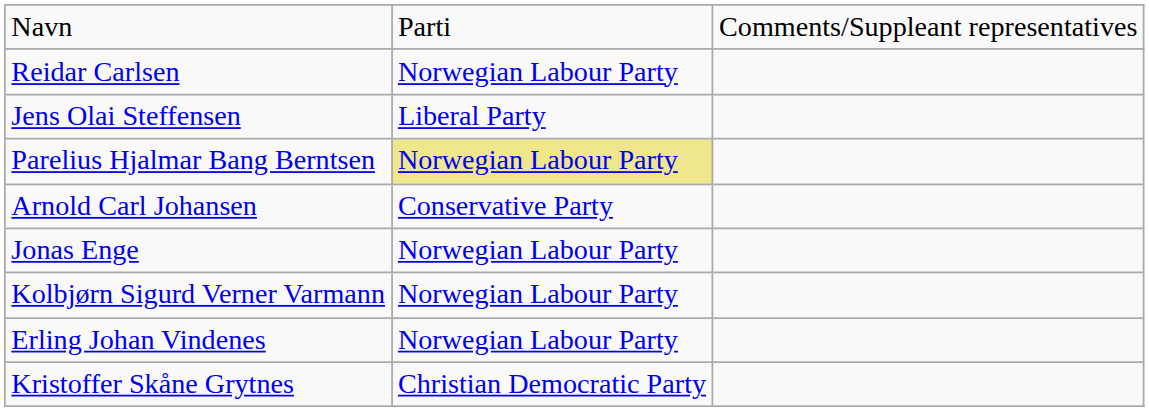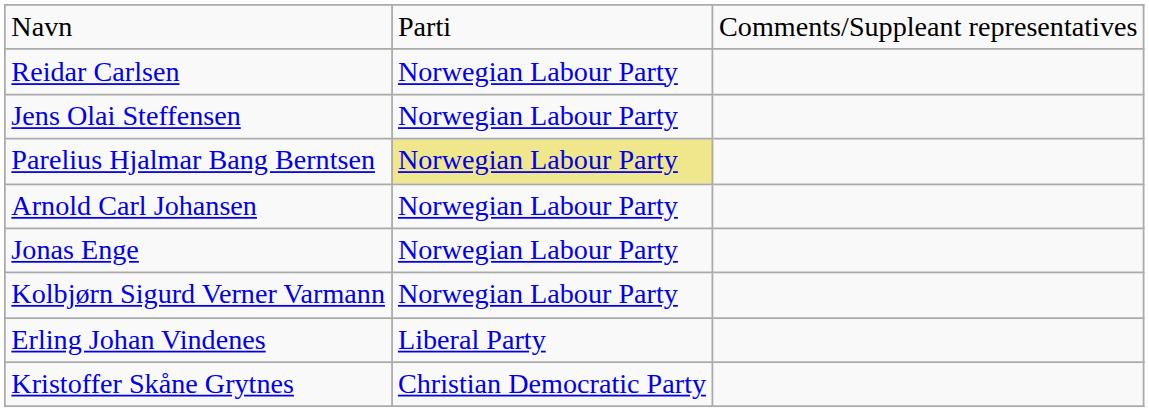(472, 116) Liberal Party -> (538, 116) Norwegian Labour Party
(505, 205) Conservative Party -> (538, 205) Norwegian Labour Party
(538, 339) Norwegian Labour Party -> (472, 339) Liberal Party
